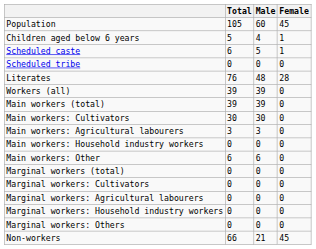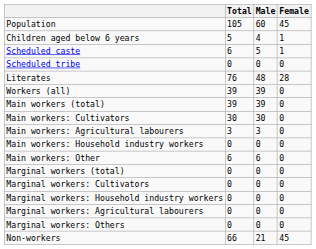rows swapped: (105, 198) <-> (115, 211)
